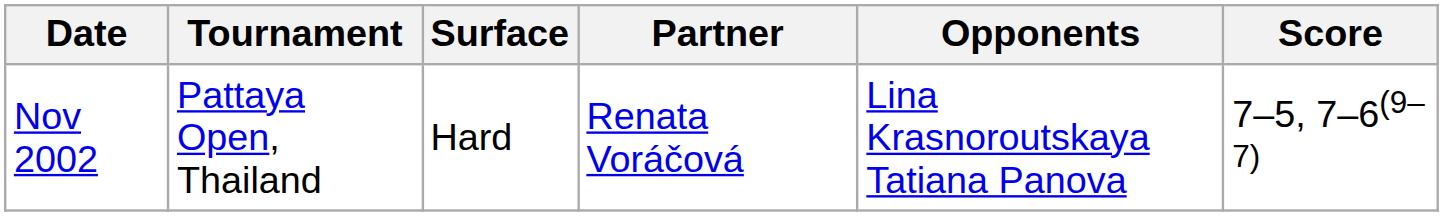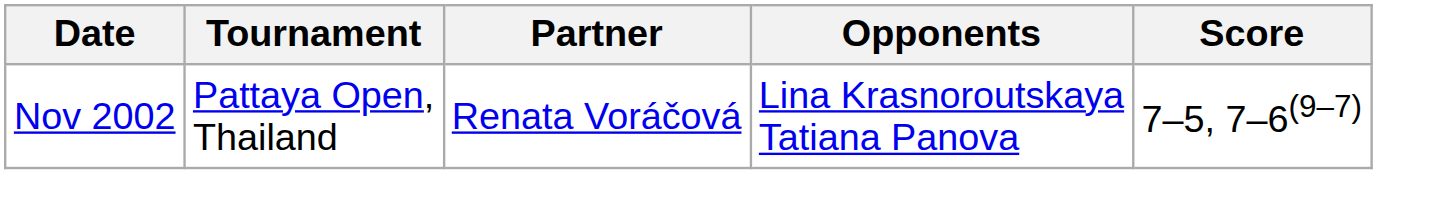- column: (500, 34)
